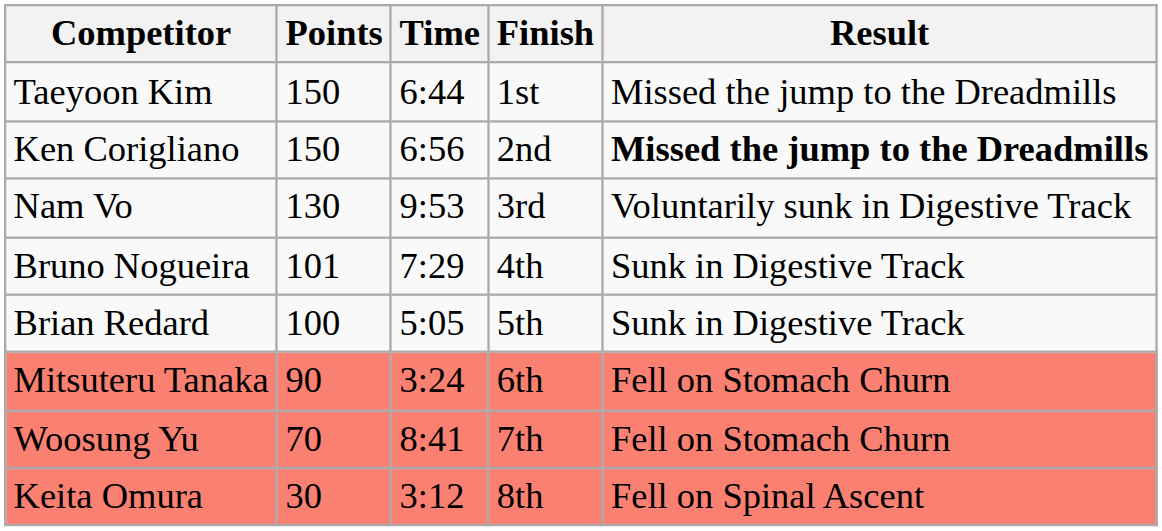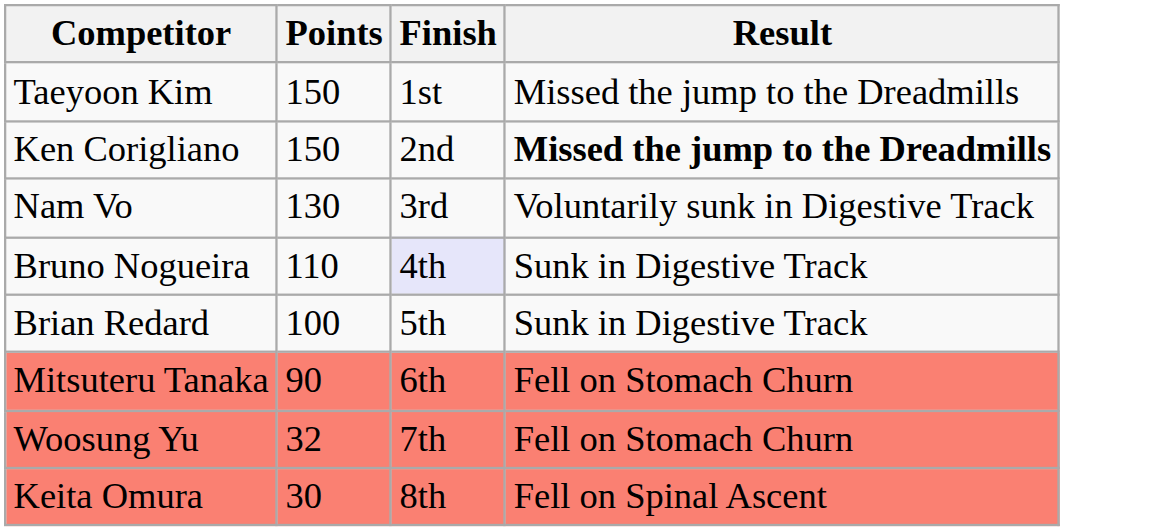- column: (440, 33)
(313, 264) 101 -> (312, 264) 110
(520, 264) no background -> (423, 264) lavender background
(304, 438) 70 -> (304, 438) 32
